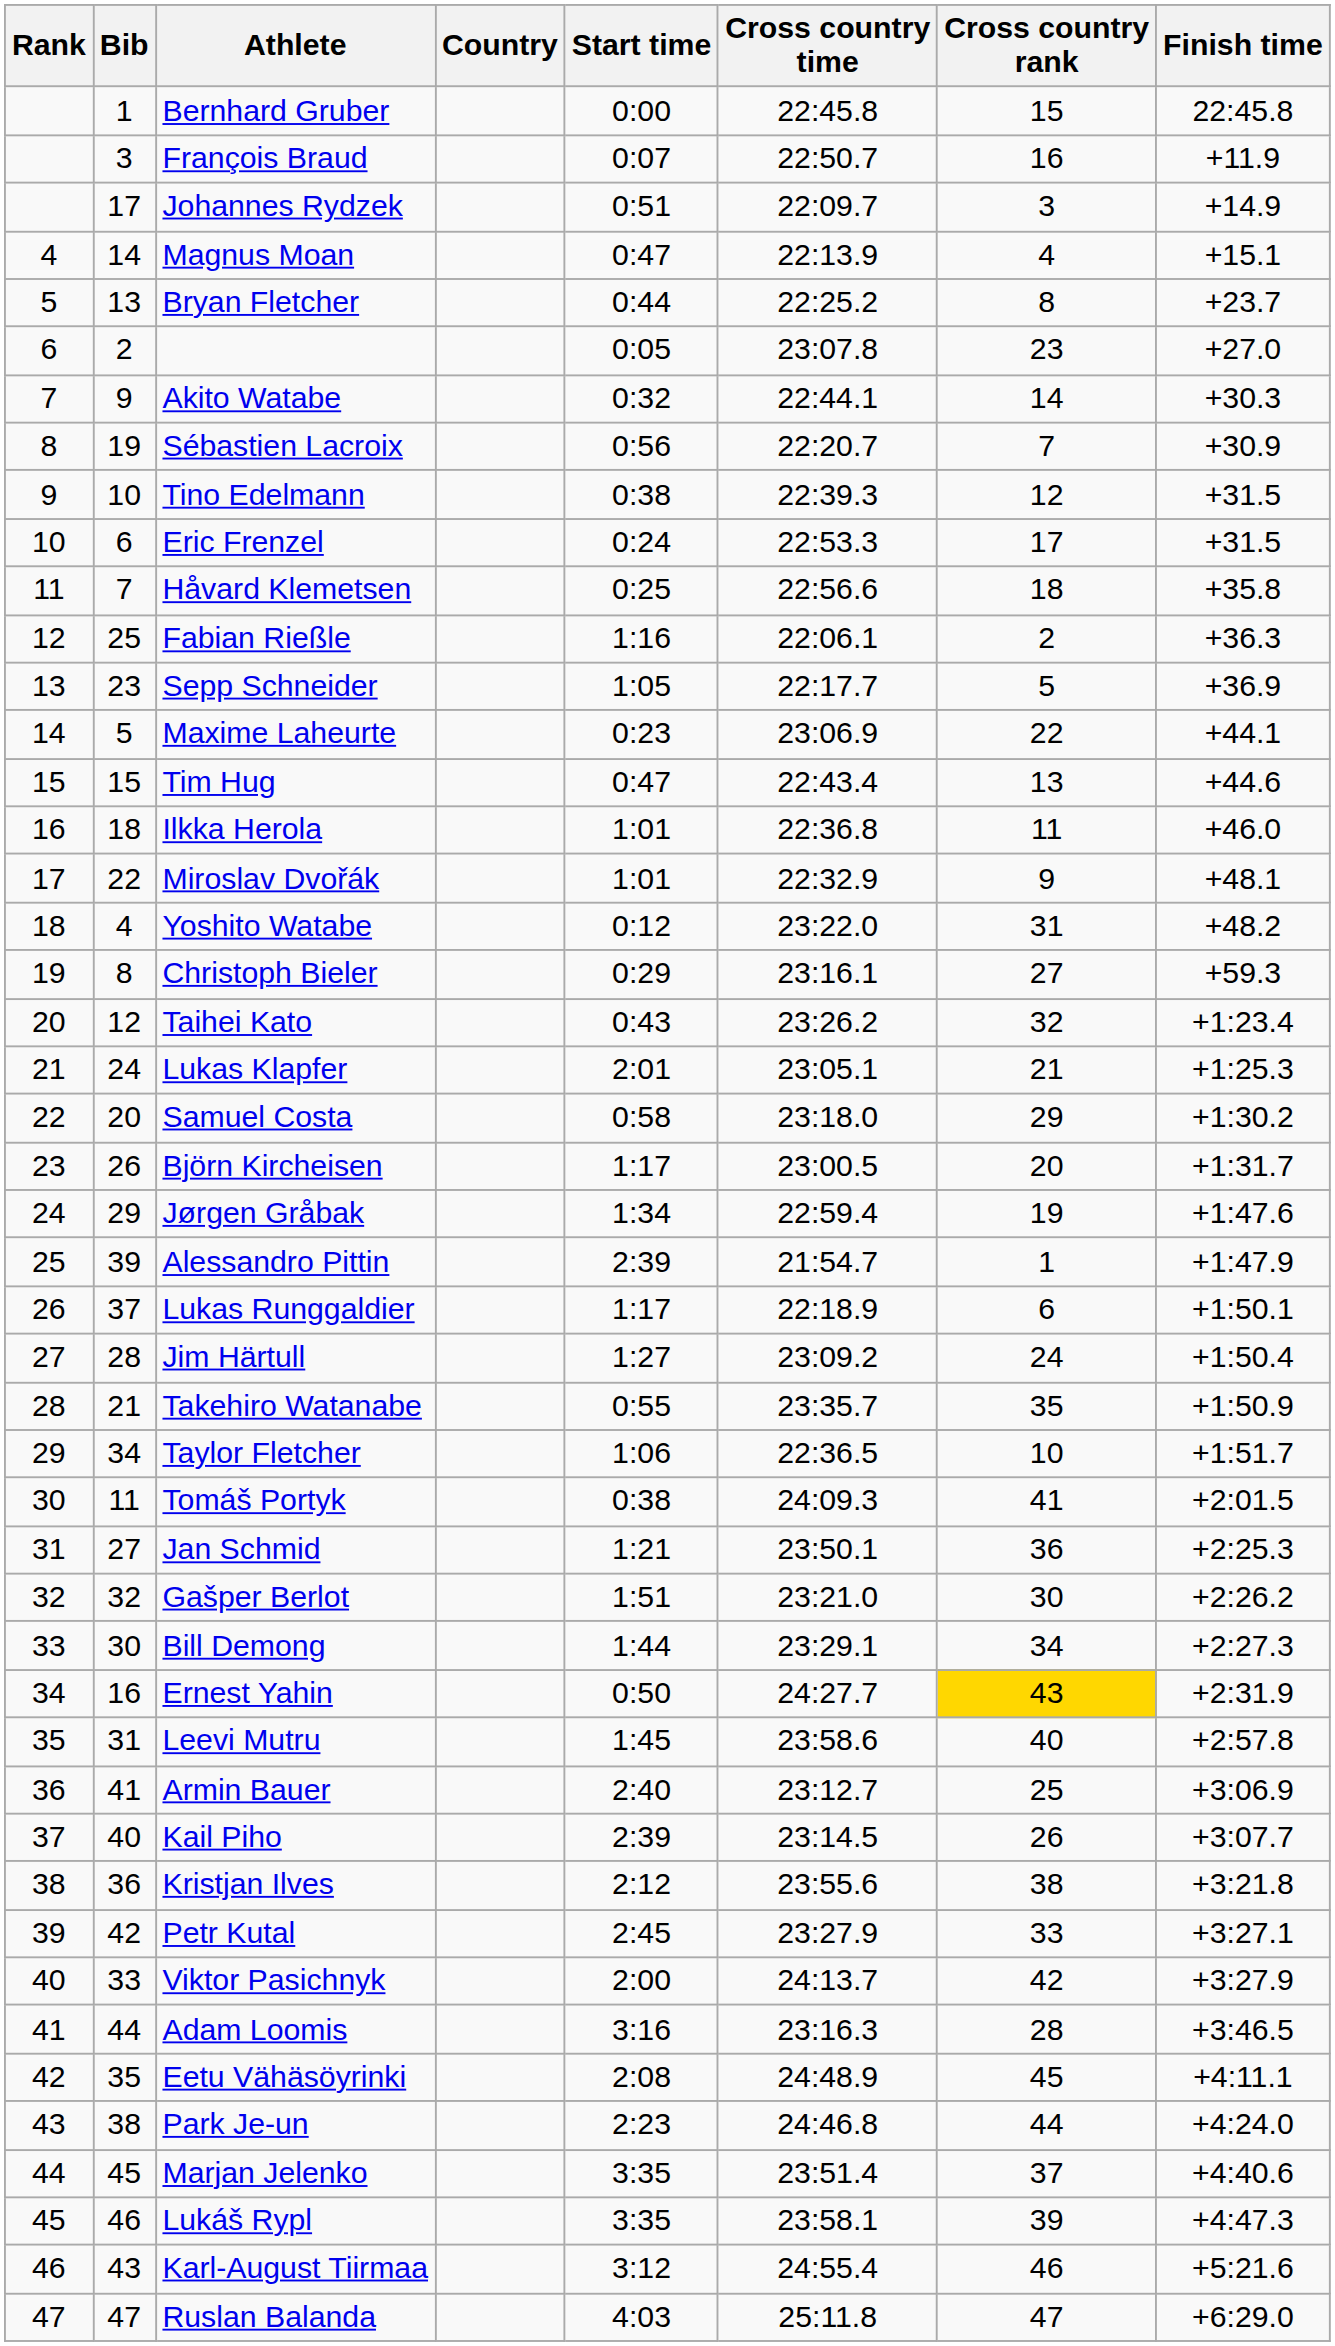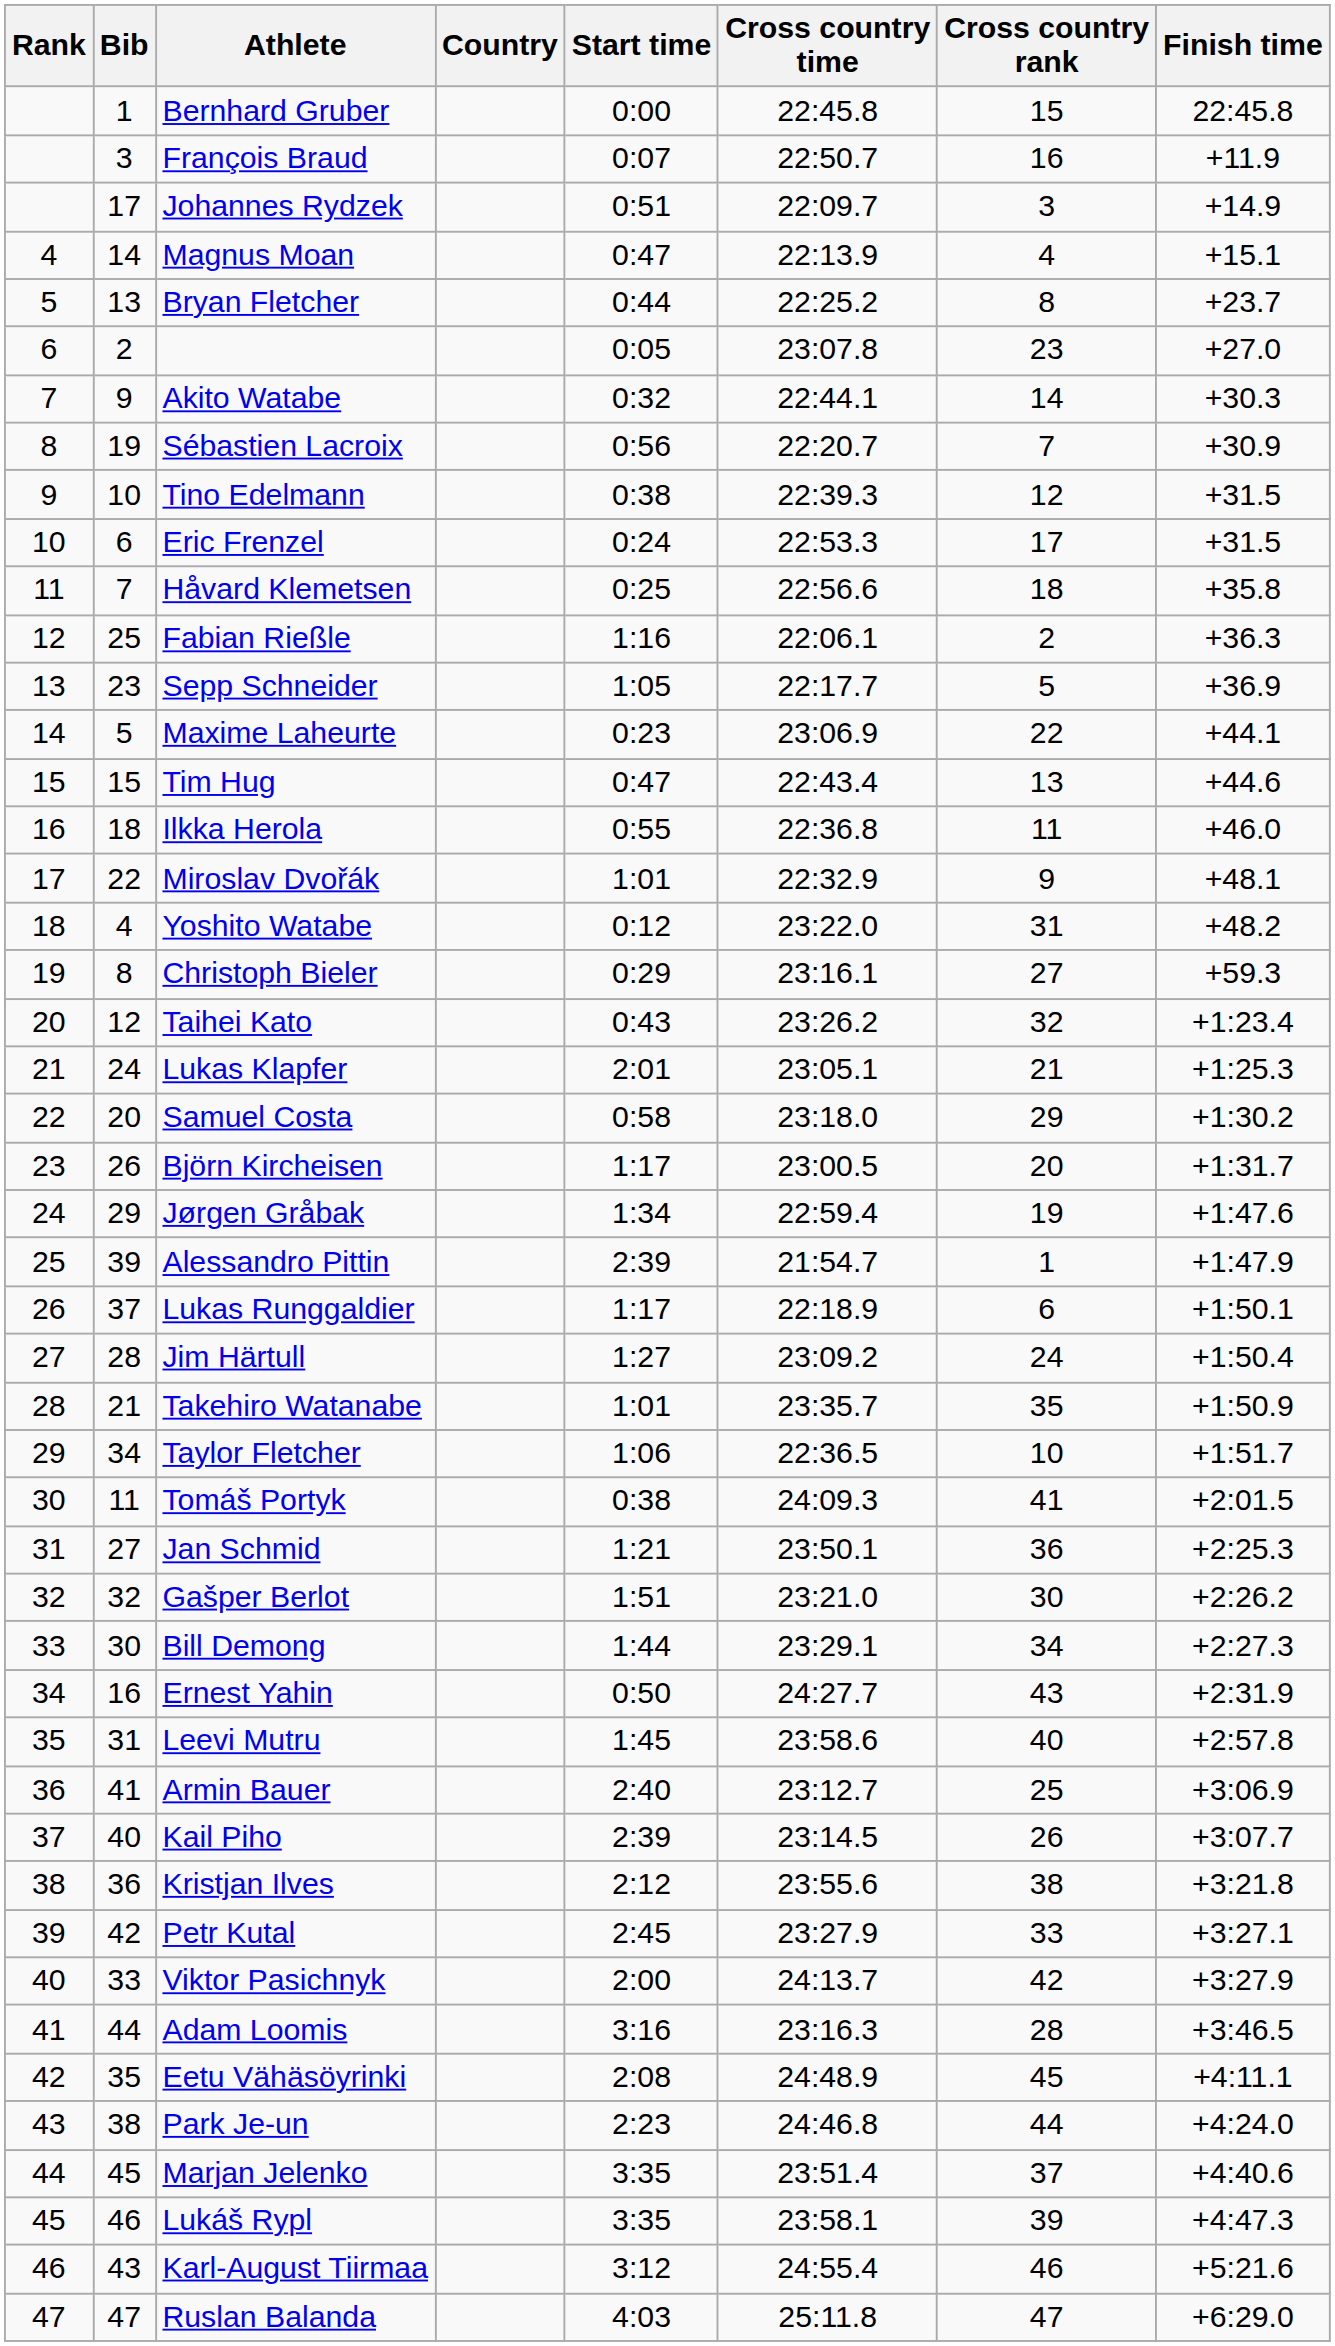(642, 829) 1:01 -> (642, 829) 0:55
(642, 1405) 0:55 -> (642, 1405) 1:01
(1047, 1693) gold background -> (1047, 1693) no background
